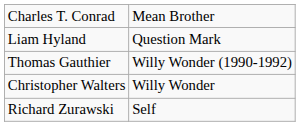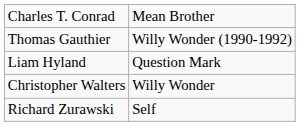rows swapped: (59, 62) <-> (47, 39)
